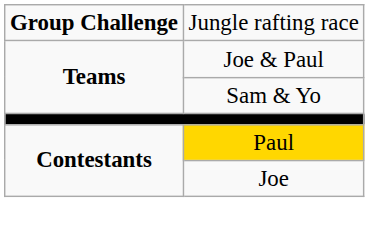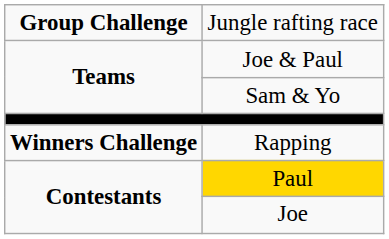+ row: (293, 142)
